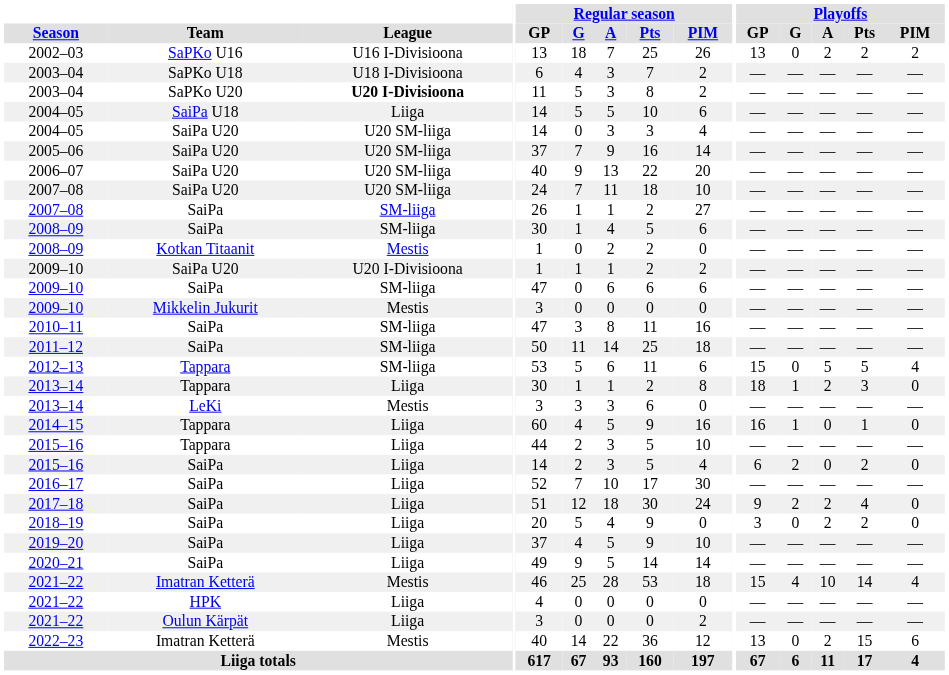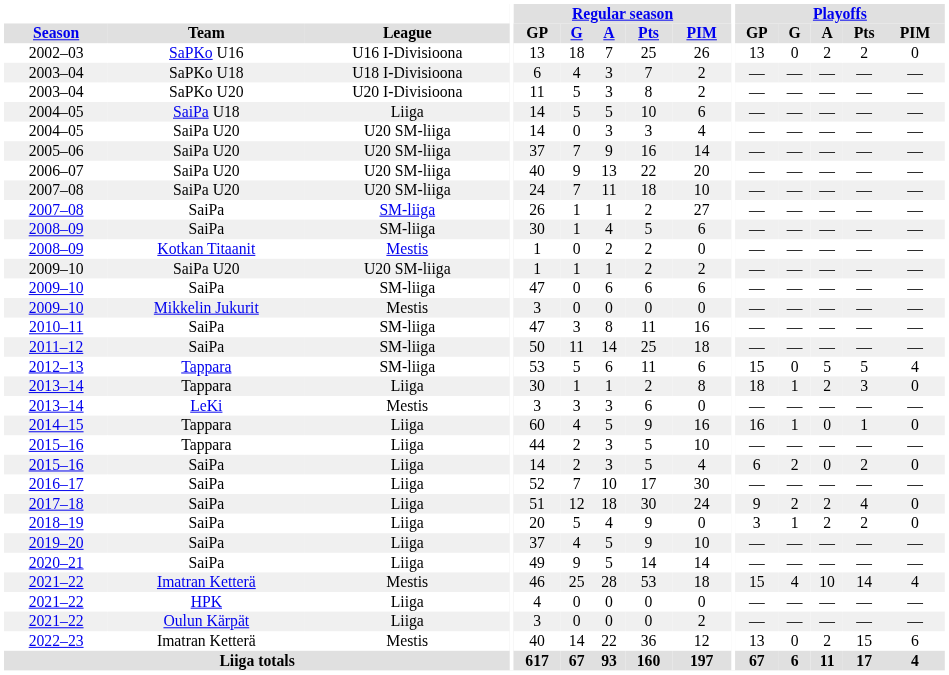(915, 53) 2 -> (915, 53) 0
(408, 92) bold -> (407, 92) normal
(408, 268) U20 I-Divisioona -> (407, 268) U20 SM-liiga
(795, 523) 0 -> (795, 523) 1
